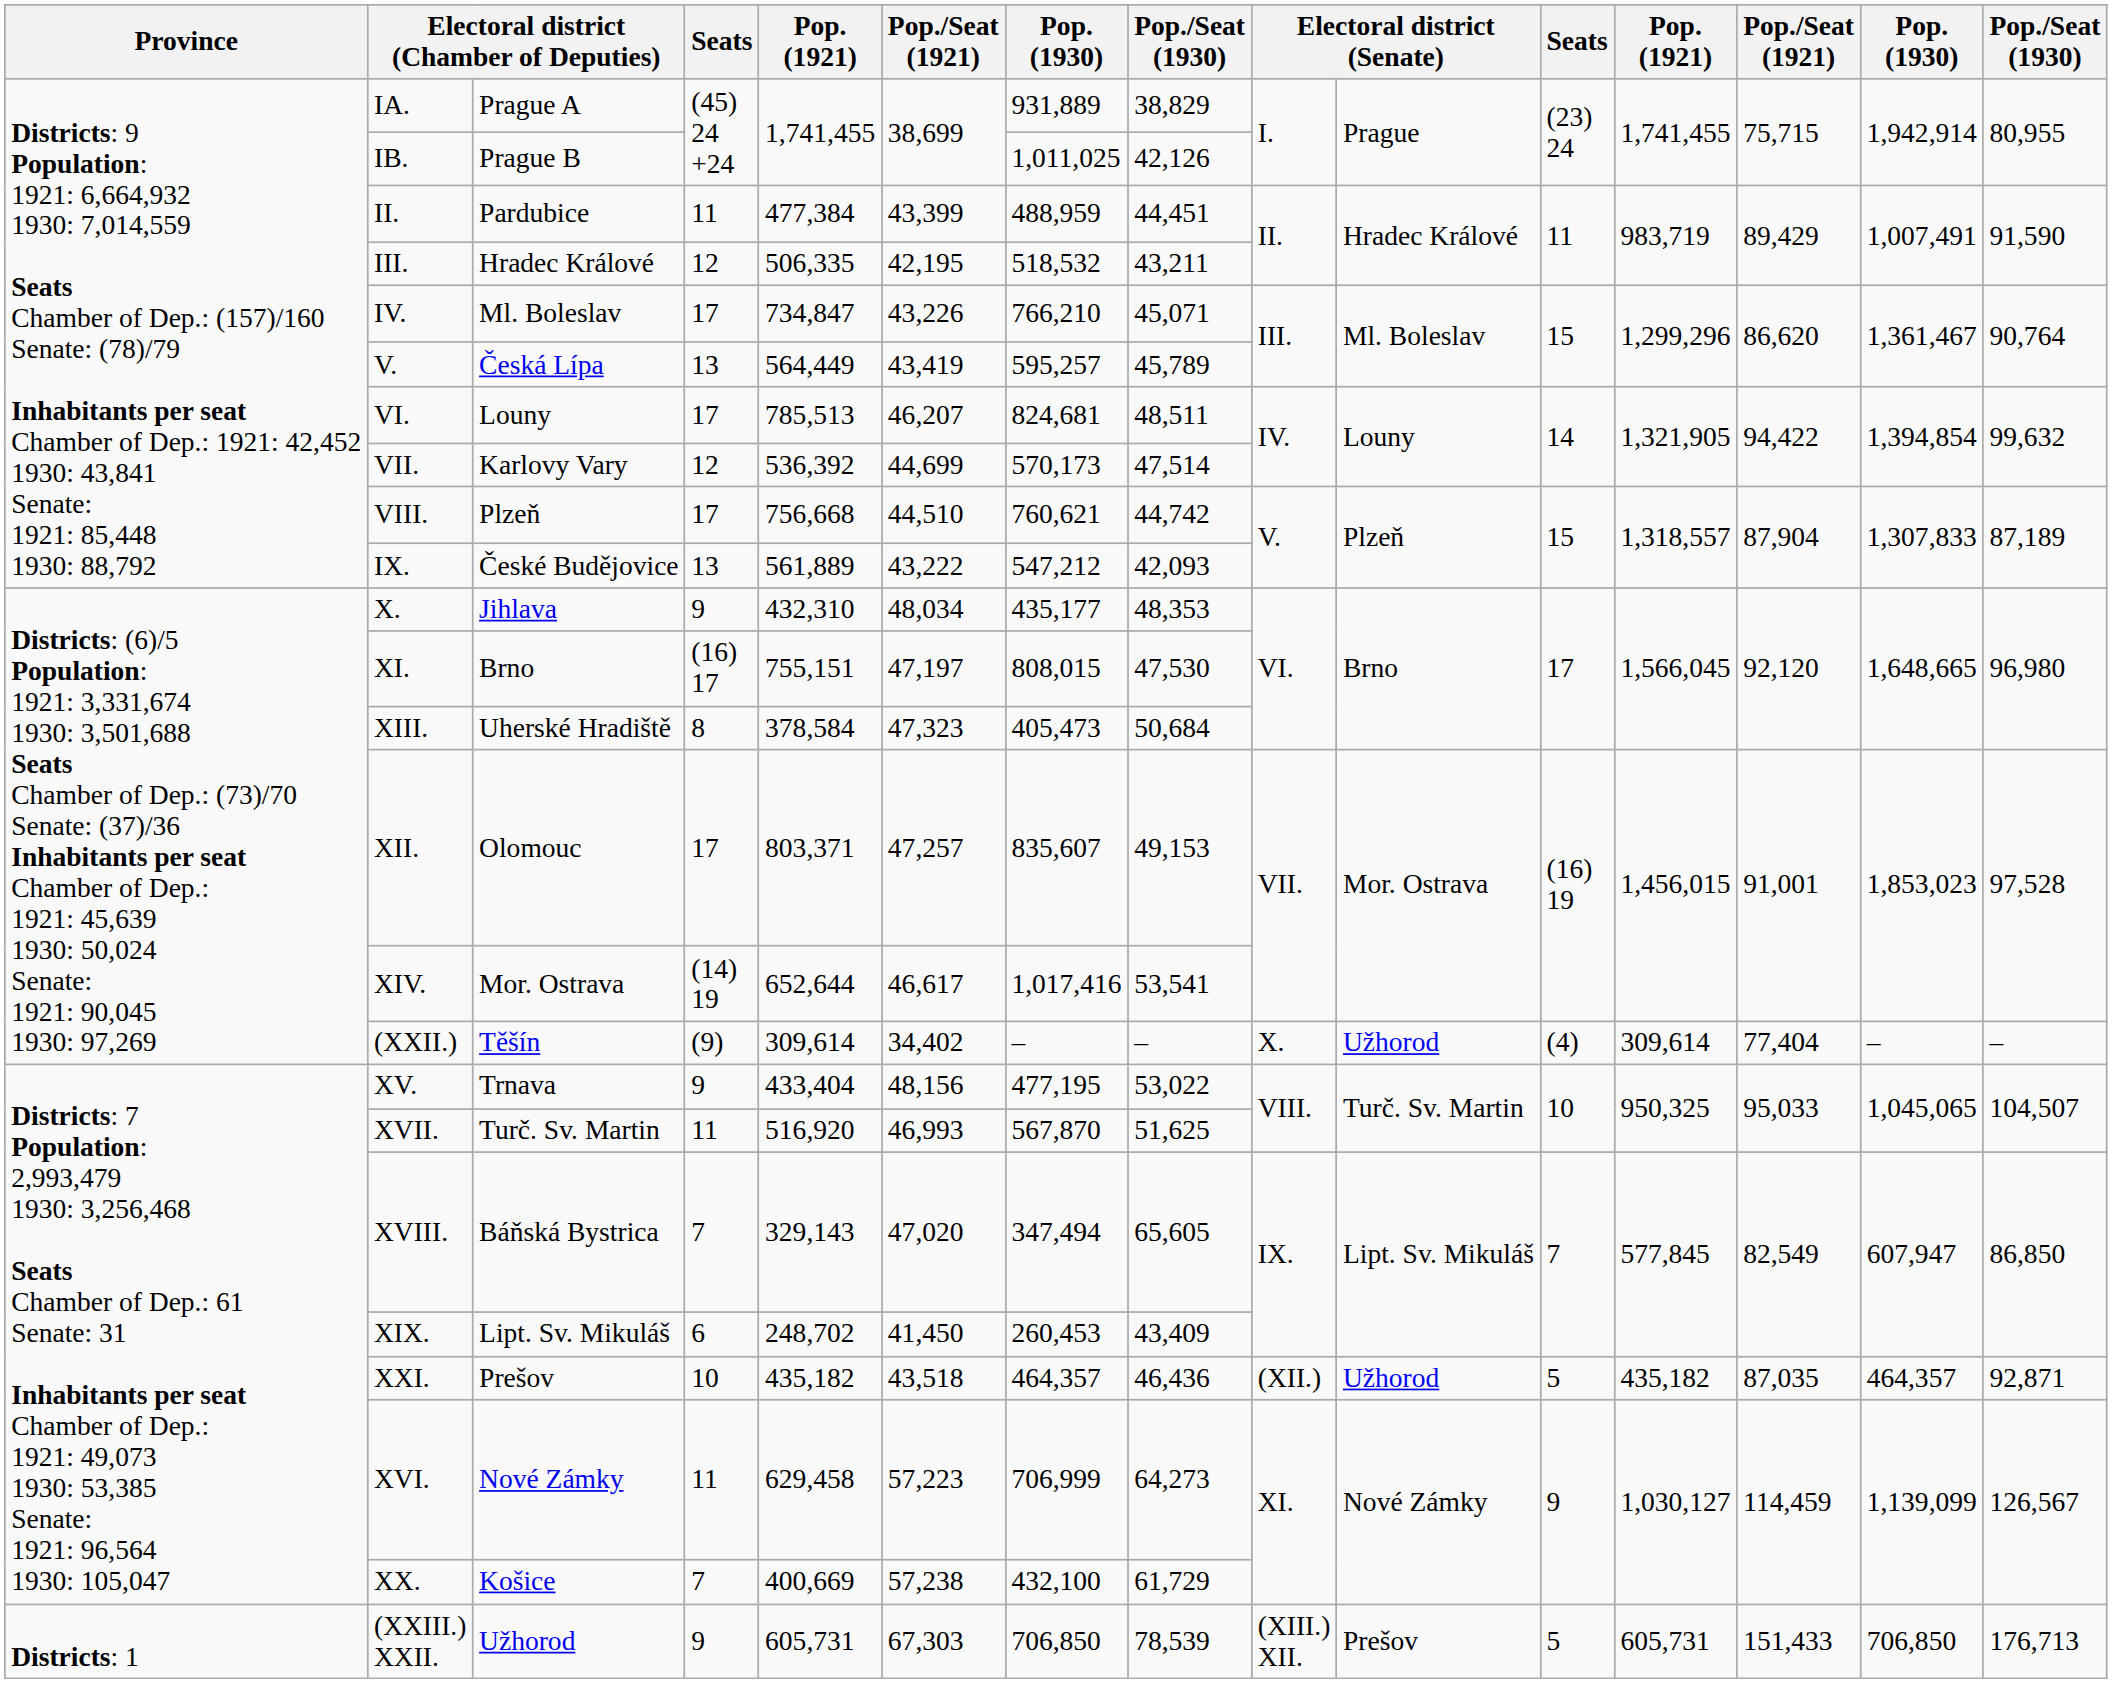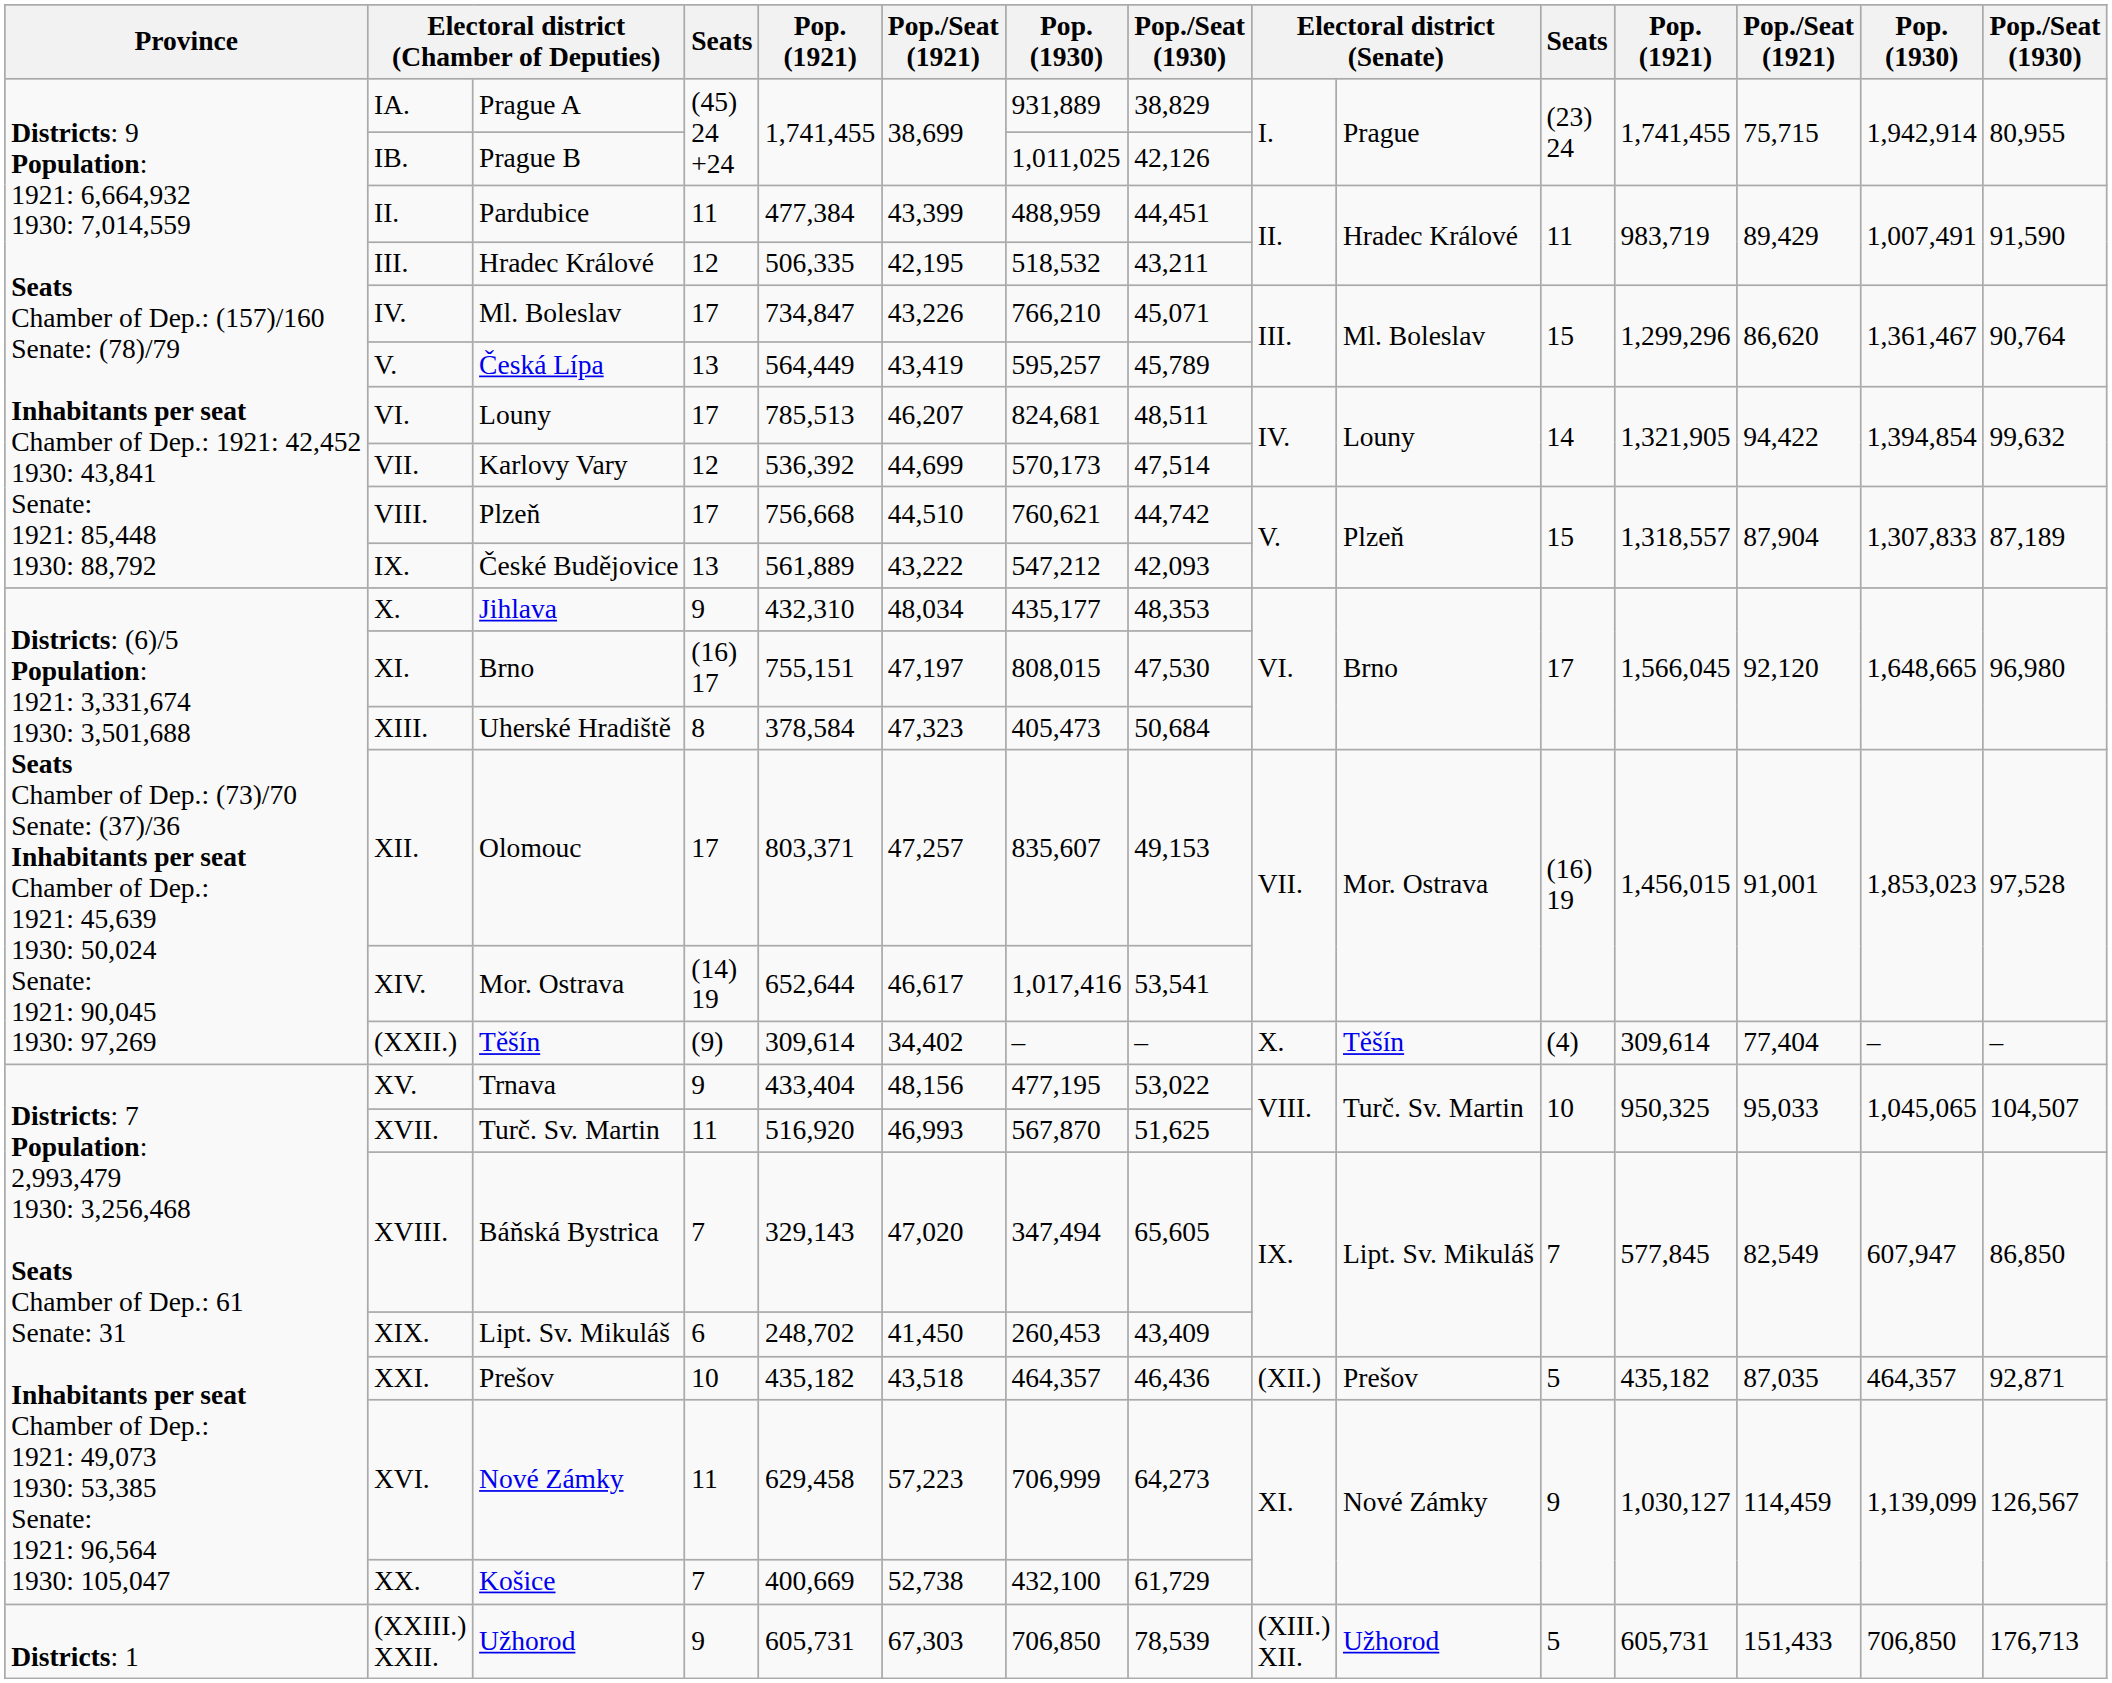(1391, 1042) Užhorod -> (1374, 1042) Těšín
(1391, 1377) Užhorod -> (1380, 1377) Prešov
(926, 1581) 57,238 -> (926, 1581) 52,738
(1380, 1640) Prešov -> (1391, 1640) Užhorod
